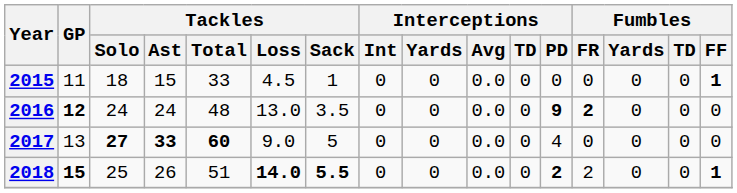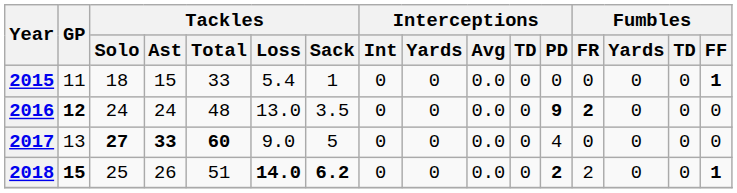(278, 81) 4.5 -> (278, 81) 5.4
(332, 173) 5.5 -> (332, 173) 6.2
